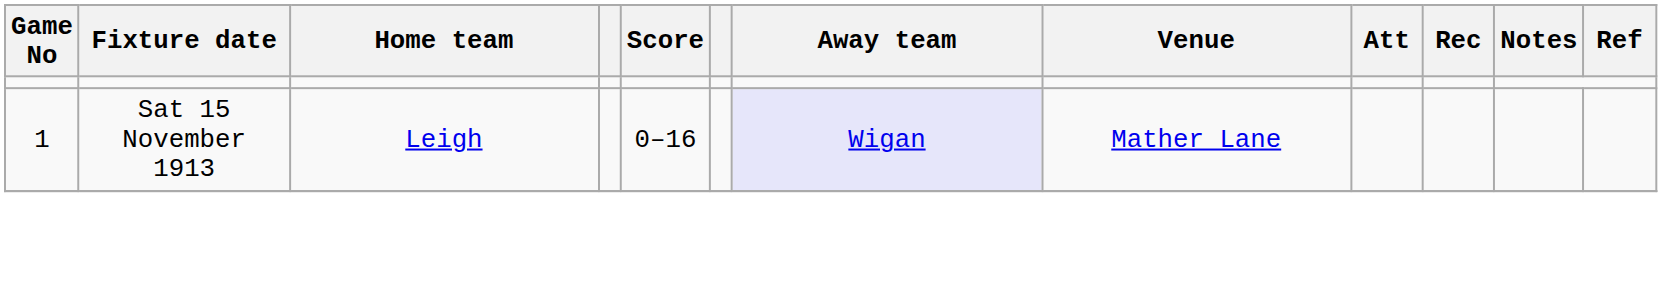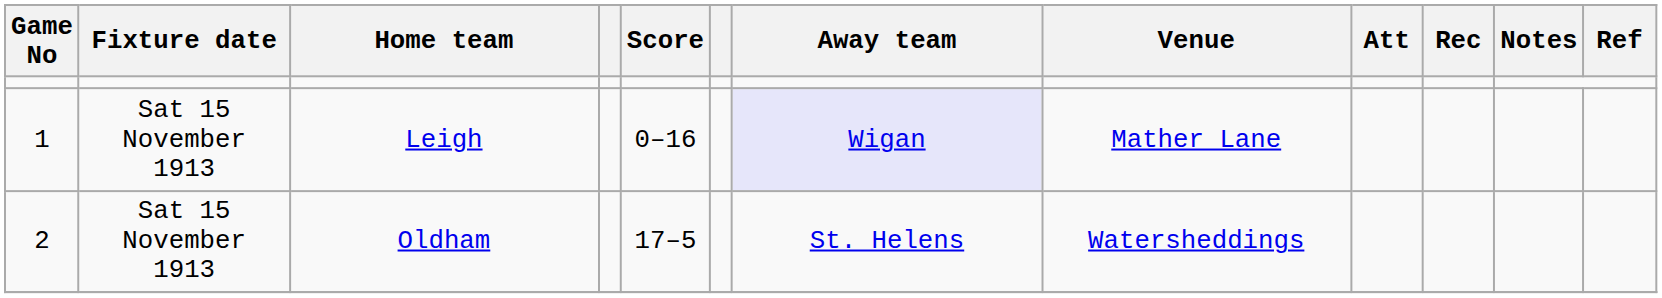+ row: (42, 241)
